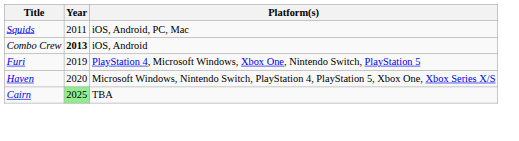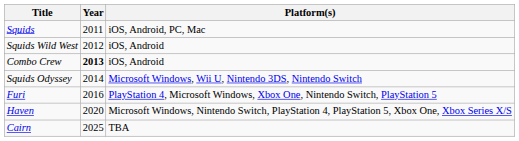+ row: (42, 45)
+ row: (39, 78)
(77, 62) 2019 -> (93, 95) 2016
(77, 95) lightgreen background -> (93, 128) no background
